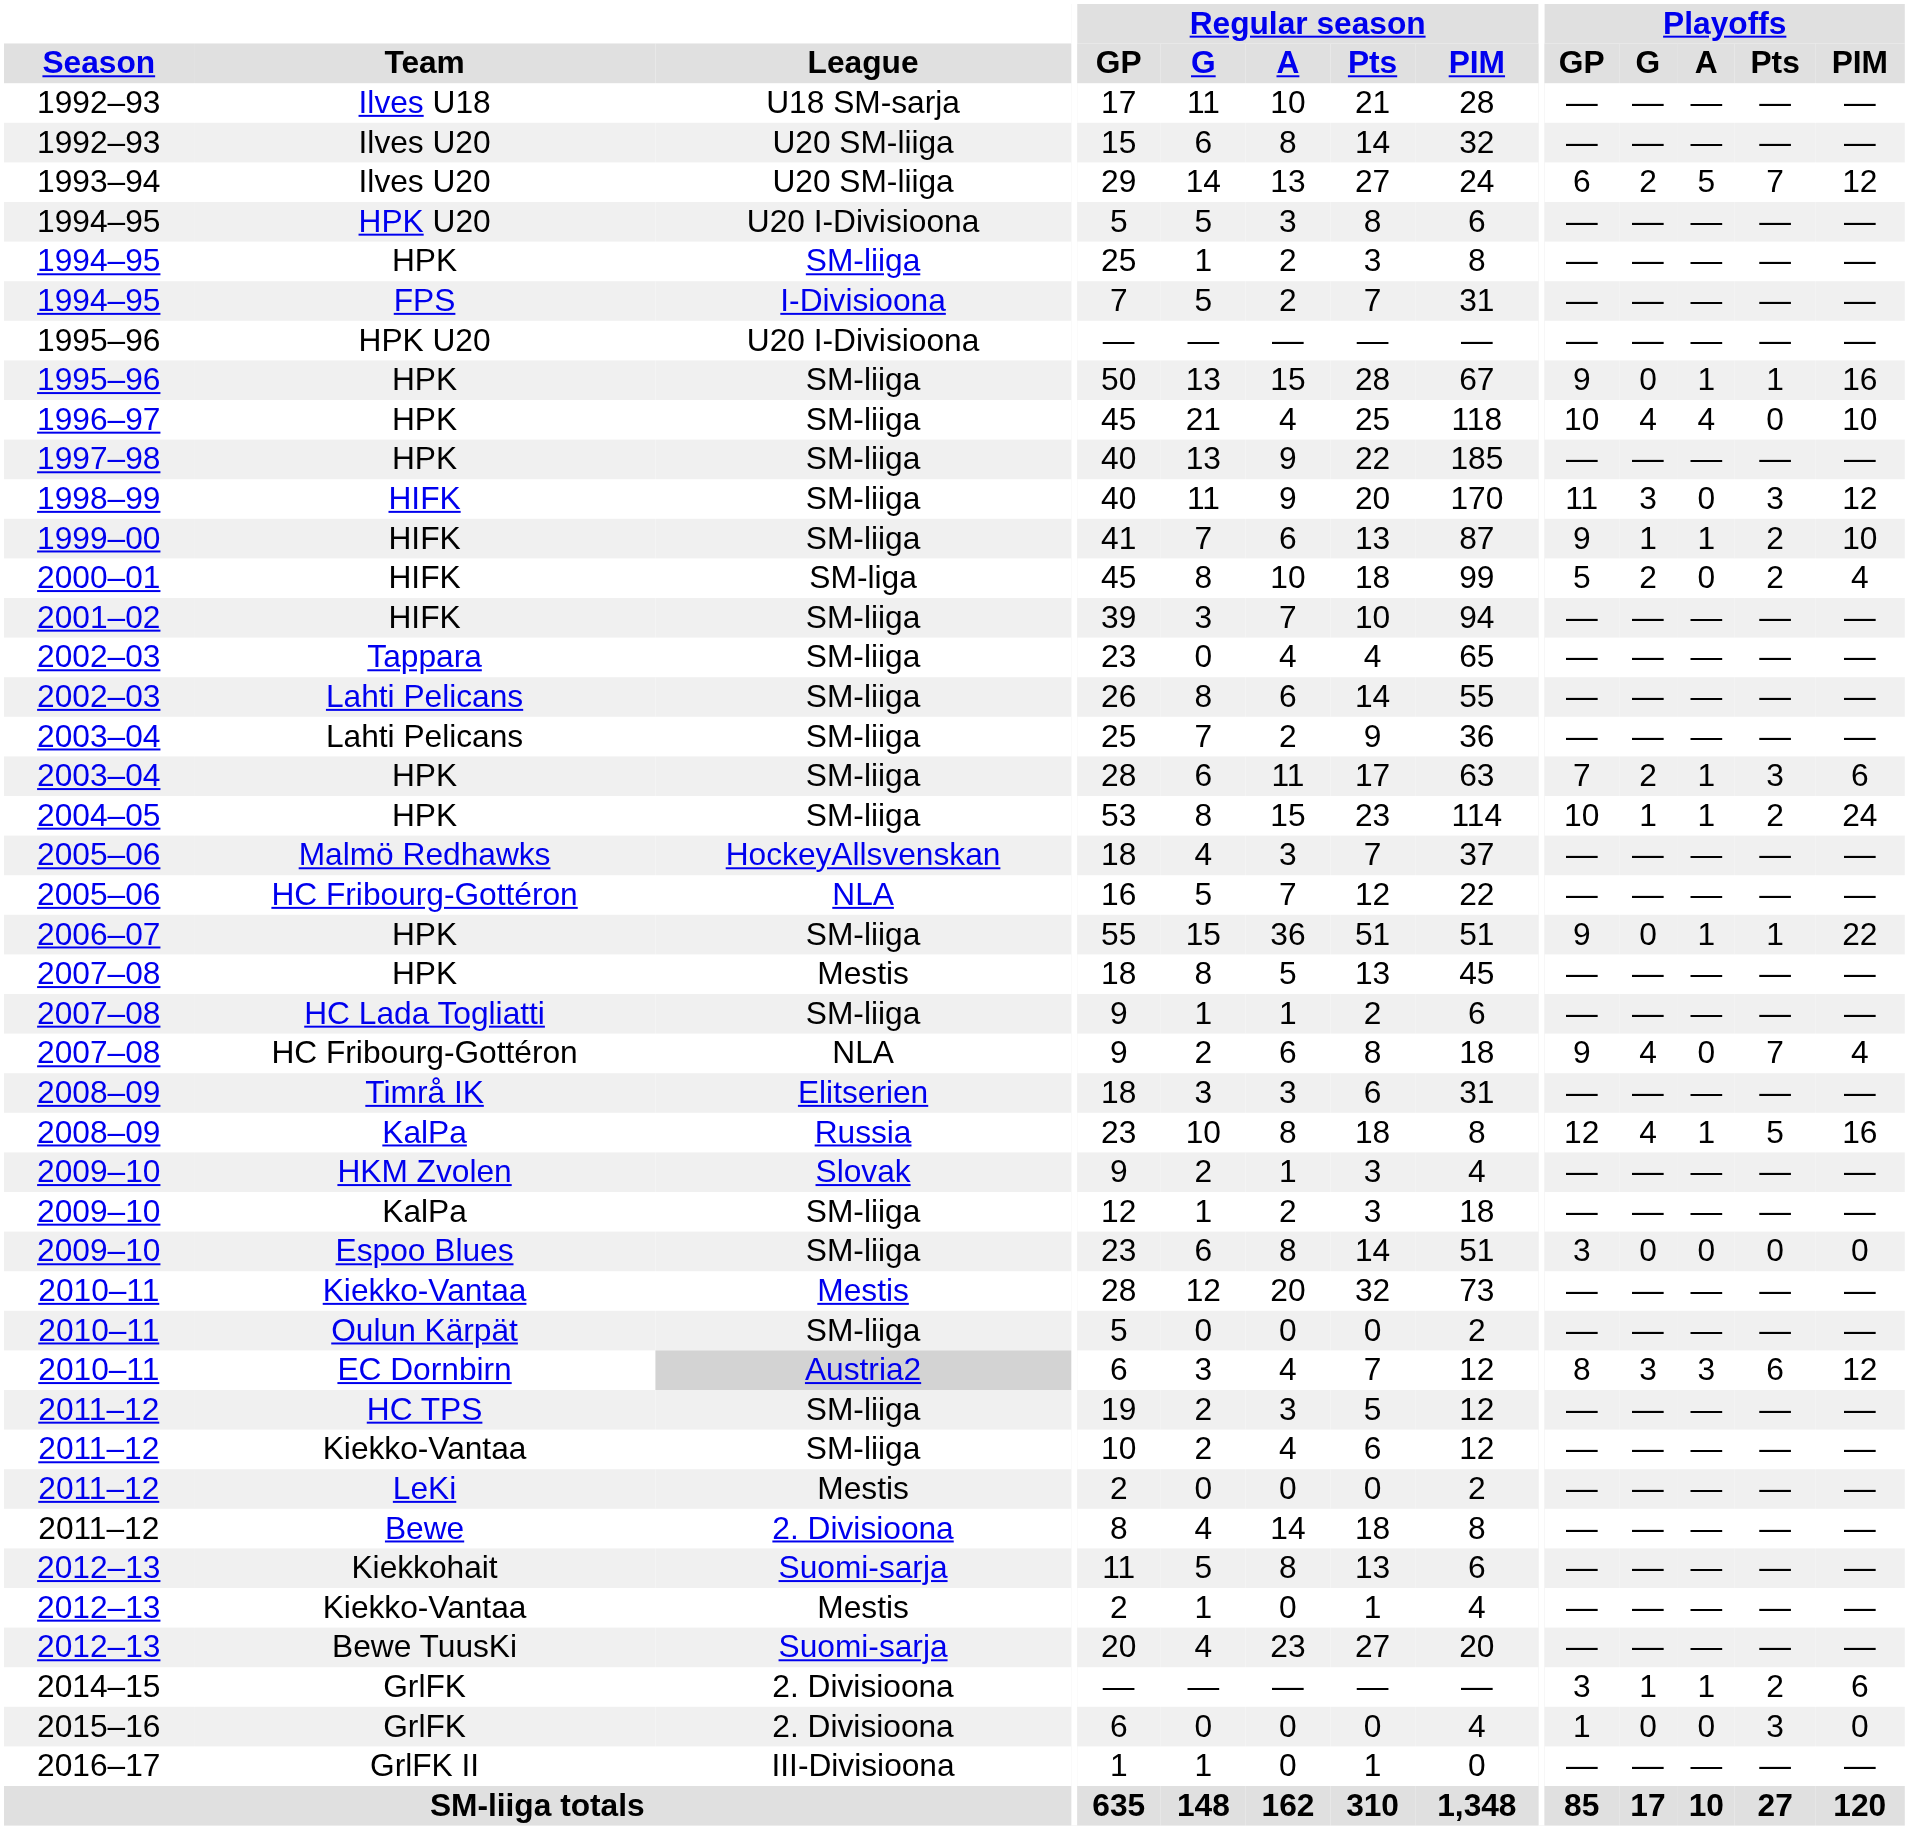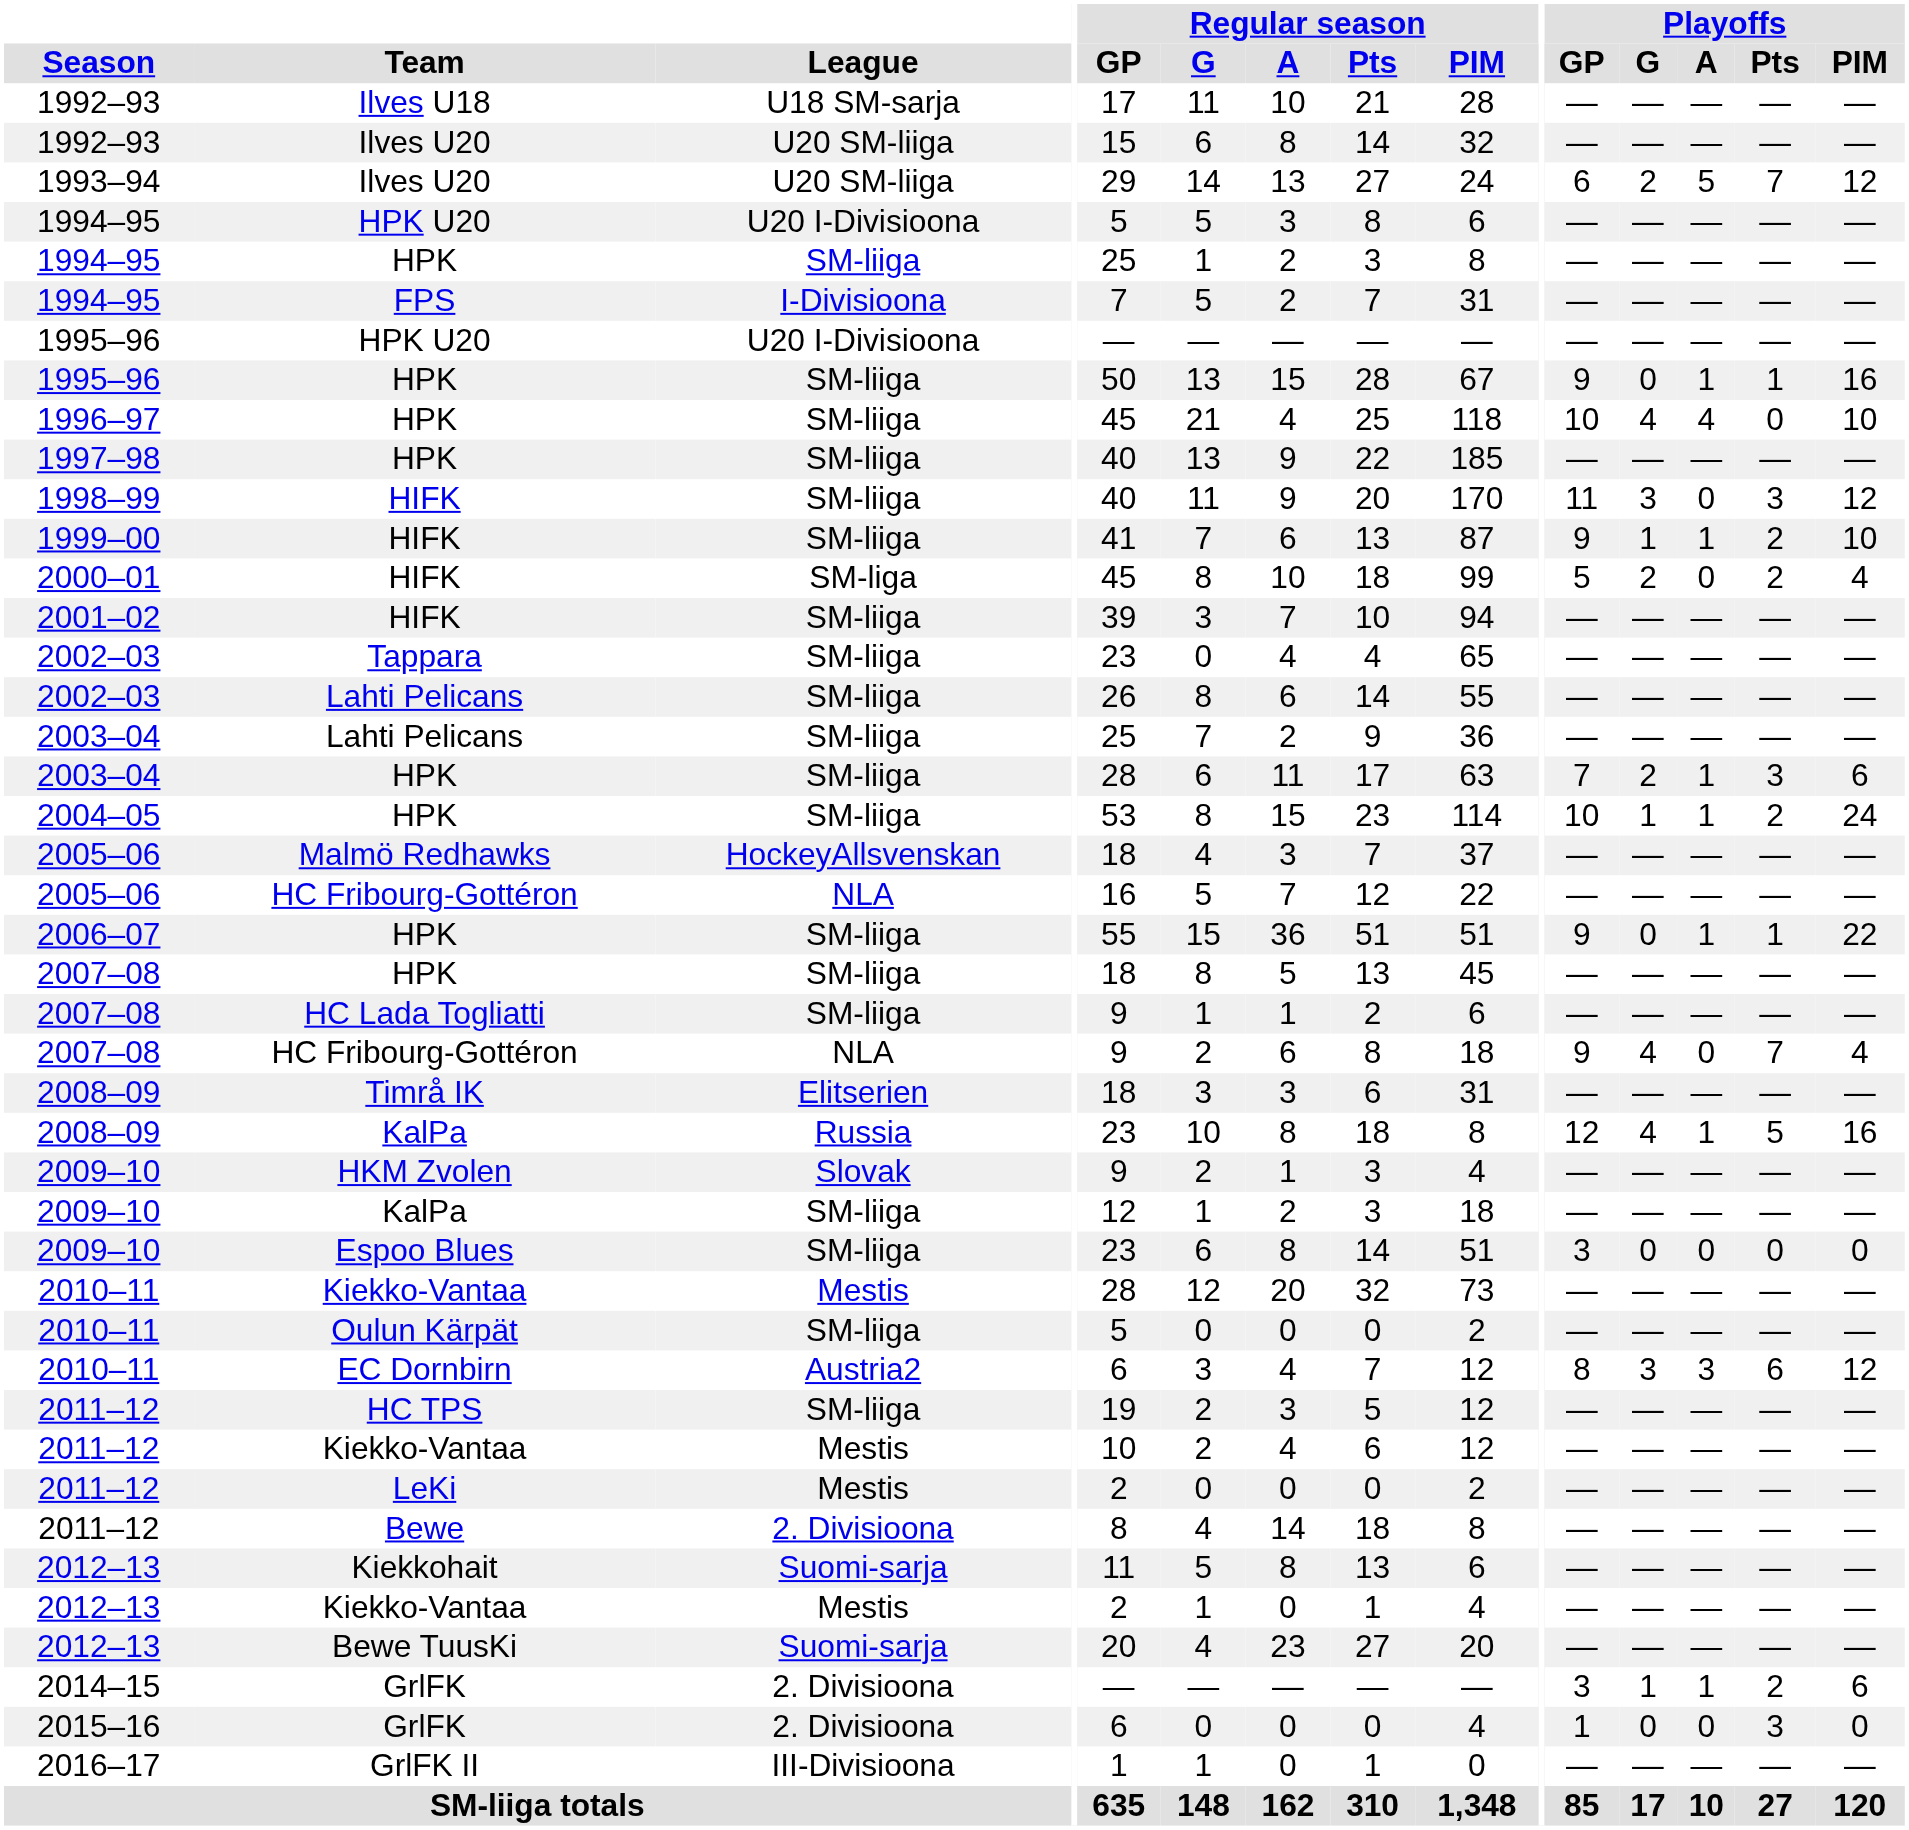(863, 973) Mestis -> (863, 973) SM-liiga
(863, 1369) lightgrey background -> (863, 1369) no background
(863, 1448) SM-liiga -> (863, 1448) Mestis
